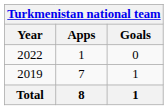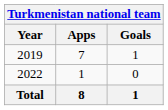rows swapped: (30, 74) <-> (30, 54)
